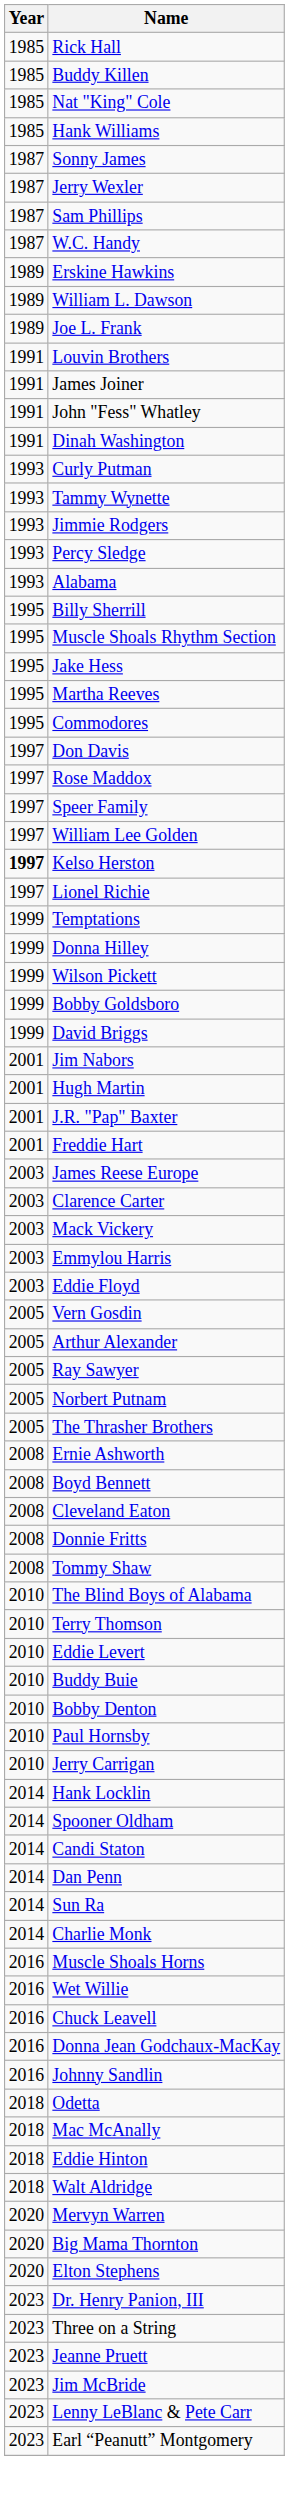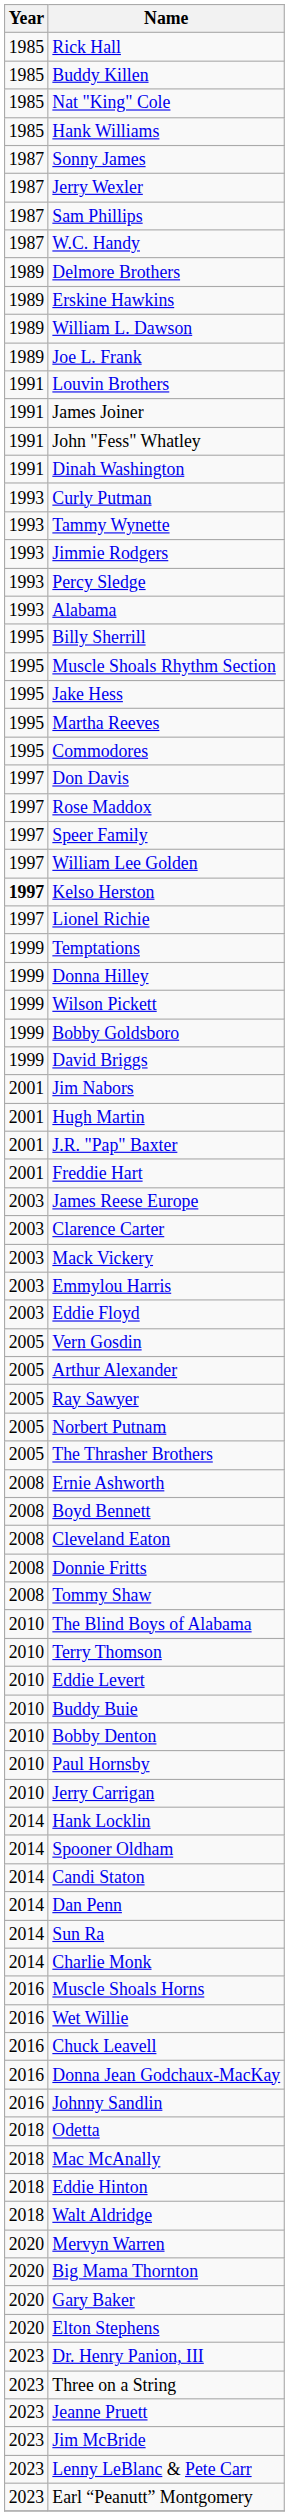+ row: (116, 272)
+ row: (94, 2300)
